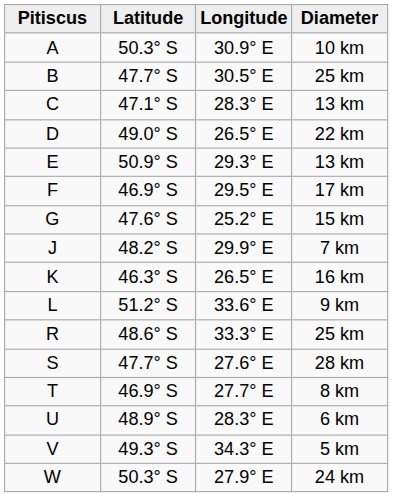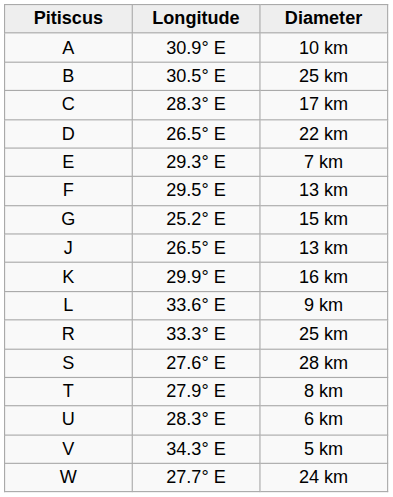- column: (148, 18)
(339, 104) 13 km -> (324, 104) 17 km
(339, 162) 13 km -> (324, 162) 7 km
(339, 190) 17 km -> (324, 190) 13 km
(244, 248) 29.9° E -> (196, 248) 26.5° E
(339, 248) 7 km -> (324, 248) 13 km
(244, 276) 26.5° E -> (196, 276) 29.9° E
(244, 391) 27.7° E -> (196, 391) 27.9° E
(244, 477) 27.9° E -> (196, 477) 27.7° E
